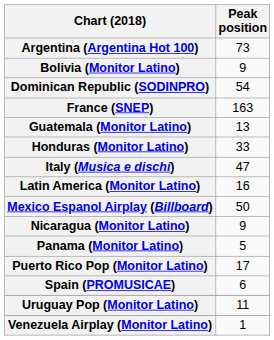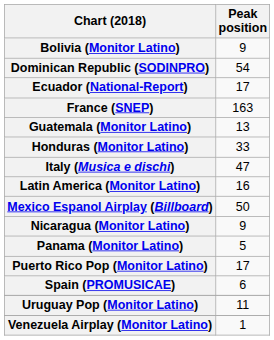- row: (110, 48)
+ row: (110, 87)
